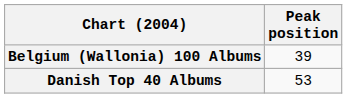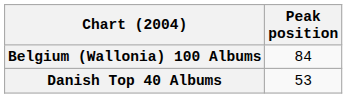(303, 57) 39 -> (303, 57) 84
